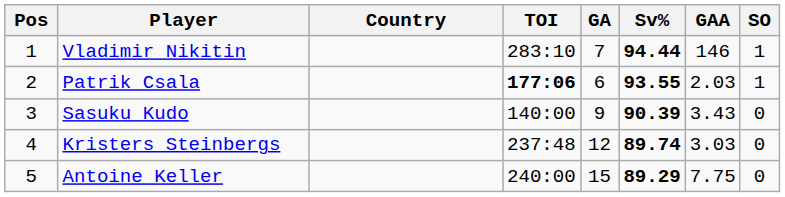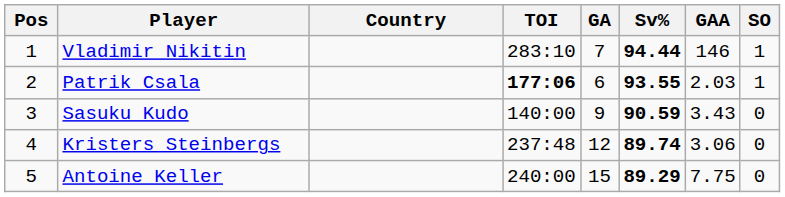(652, 114) 90.39 -> (652, 114) 90.59
(713, 145) 3.03 -> (713, 145) 3.06
